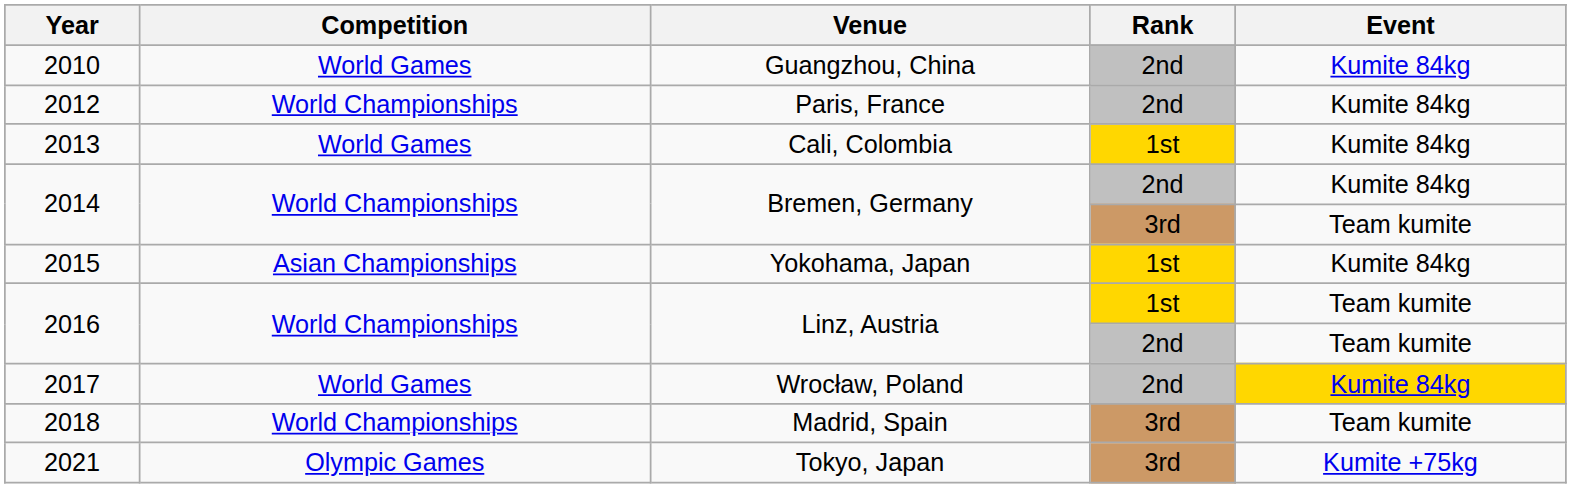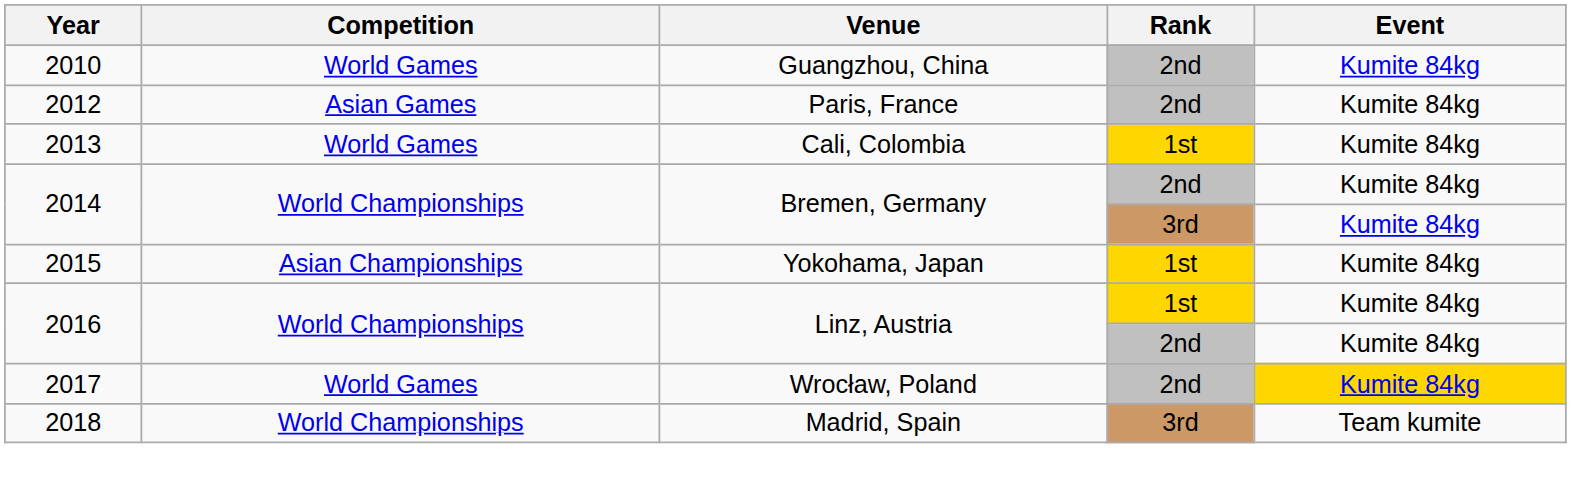(395, 105) World Championships -> (401, 105) Asian Games
(1400, 224) Team kumite -> (1410, 224) Kumite 84kg
(1400, 304) Team kumite -> (1410, 304) Kumite 84kg
(1400, 344) Team kumite -> (1410, 344) Kumite 84kg
- row: (72, 463)
